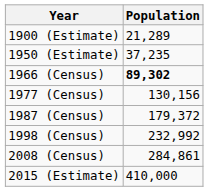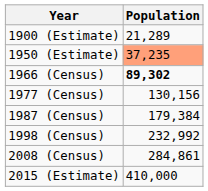(148, 55) no background -> (148, 55) lightsalmon background
(174, 116) 179,372 -> (174, 116) 179,384
